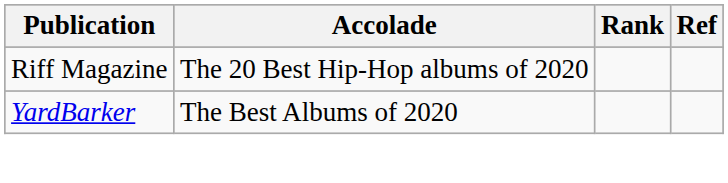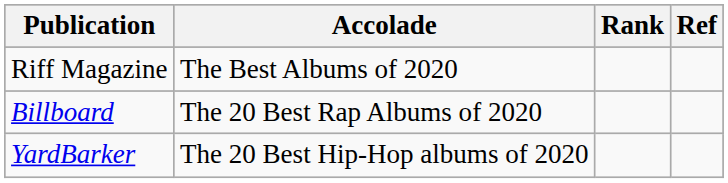(384, 68) The 20 Best Hip-Hop albums of 2020 -> (319, 68) The Best Albums of 2020
+ row: (62, 111)
(319, 111) The Best Albums of 2020 -> (384, 154) The 20 Best Hip-Hop albums of 2020
